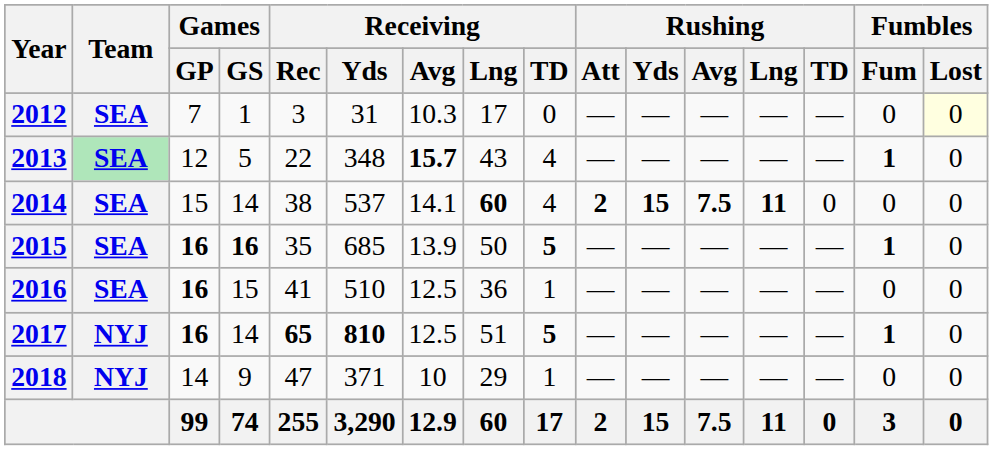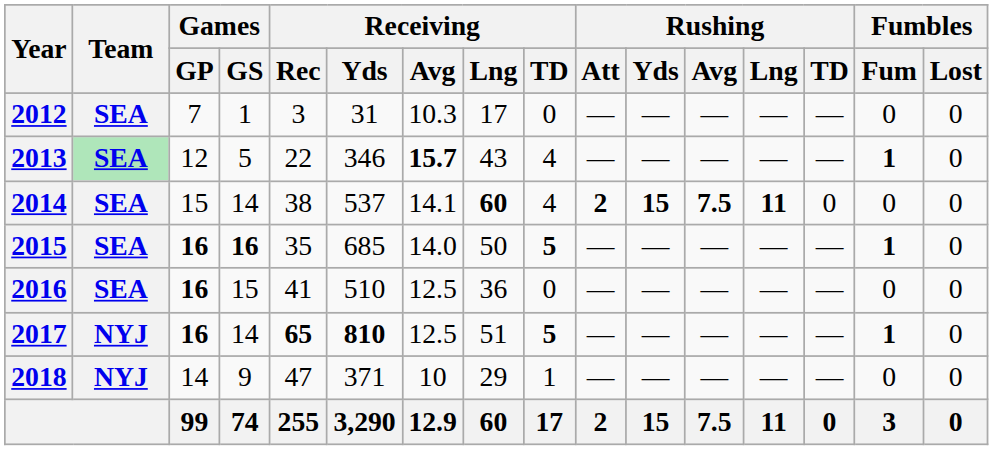(956, 114) lightyellow background -> (956, 114) no background
(365, 158) 348 -> (365, 158) 346
(433, 245) 13.9 -> (433, 245) 14.0
(549, 289) 1 -> (549, 289) 0
